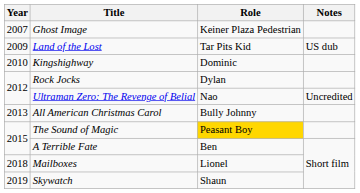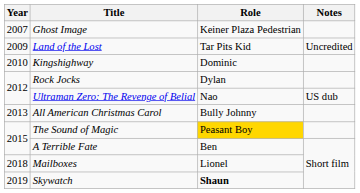(322, 46) US dub -> (329, 46) Uncredited
(329, 96) Uncredited -> (322, 96) US dub
(213, 180) normal -> (214, 180) bold
